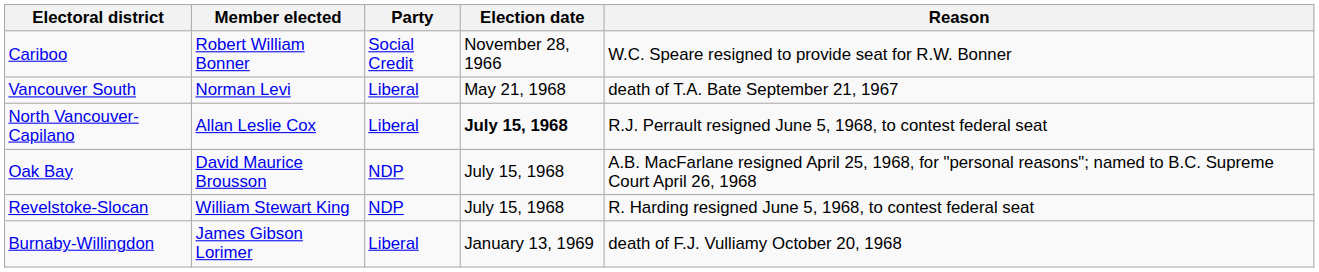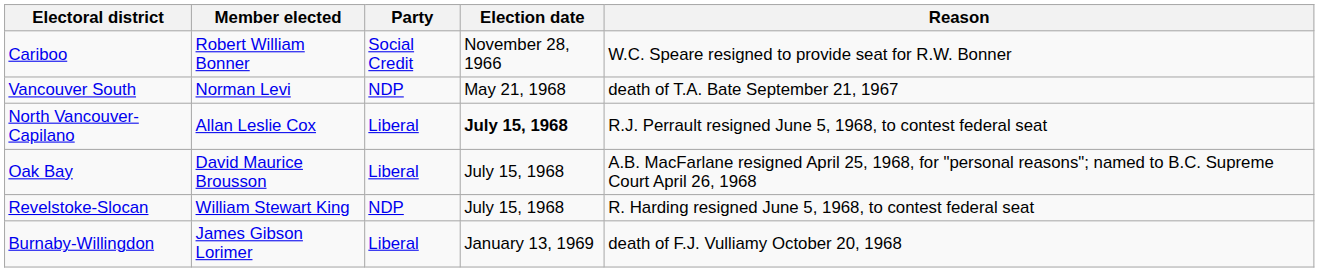(394, 90) Liberal -> (386, 90) NDP
(386, 171) NDP -> (394, 171) Liberal
